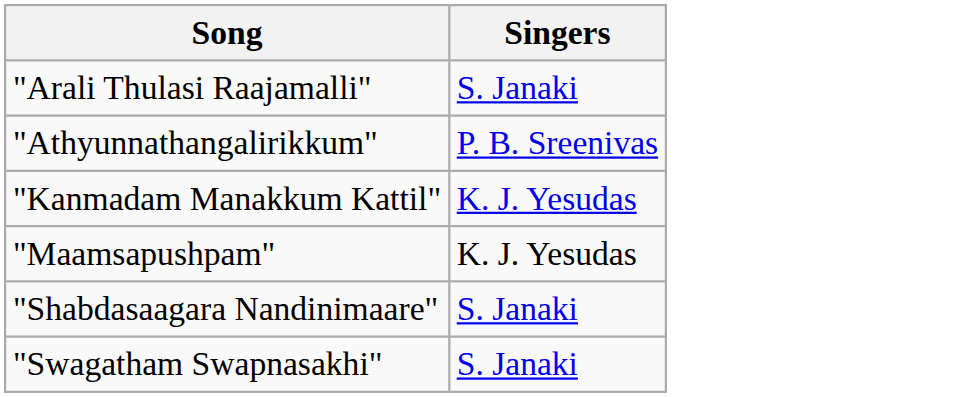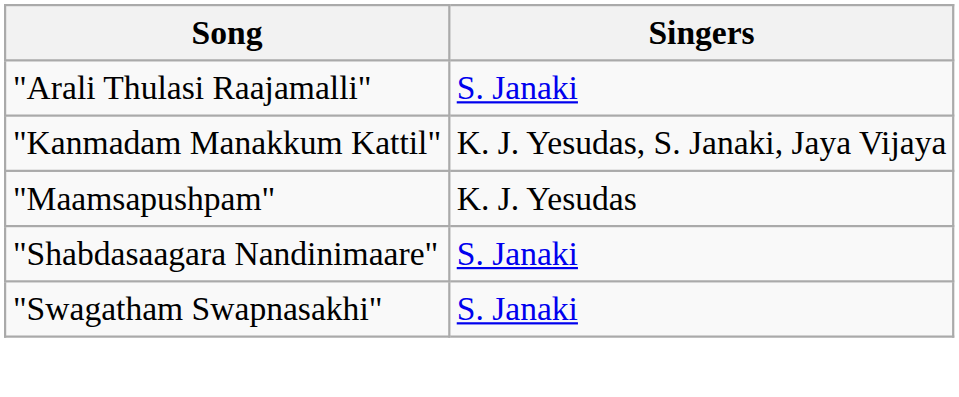- row: (195, 143)
(547, 198) K. J. Yesudas -> (702, 143) K. J. Yesudas, S. Janaki, Jaya Vijaya
